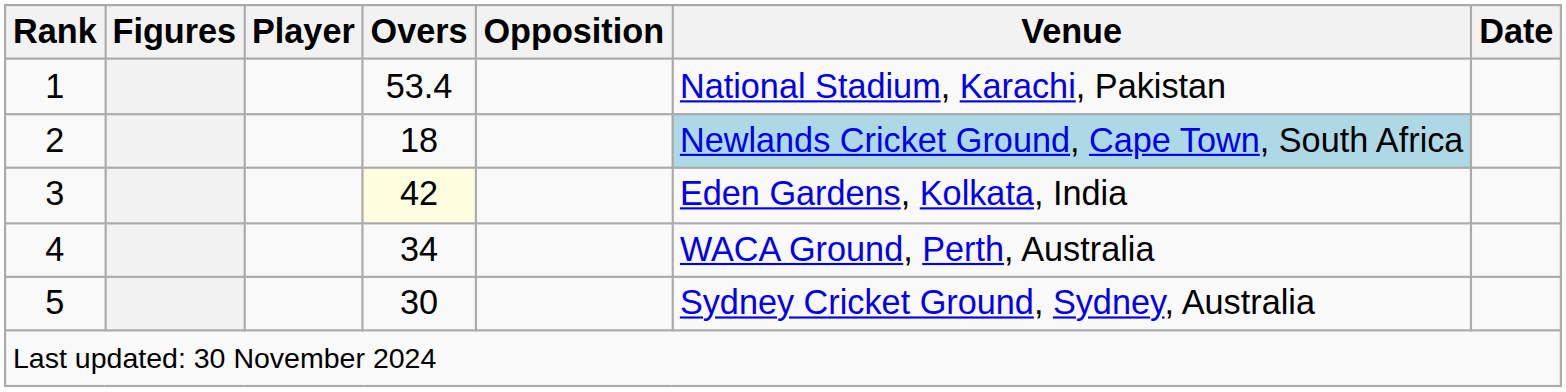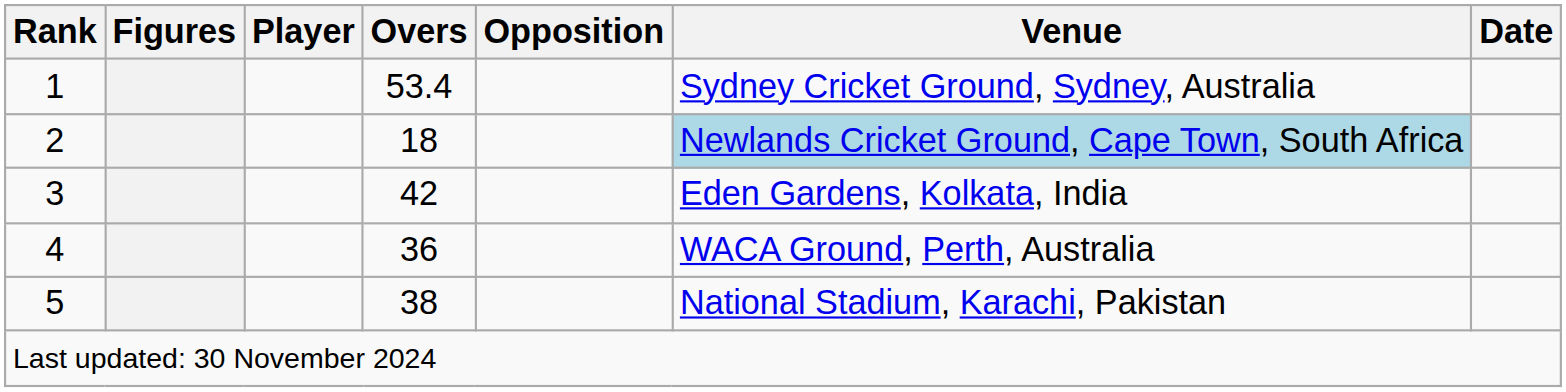(953, 85) National Stadium, Karachi, Pakistan -> (997, 85) Sydney Cricket Ground, Sydney, Australia
(419, 194) lightyellow background -> (419, 194) no background
(419, 248) 34 -> (419, 248) 36
(419, 303) 30 -> (419, 303) 38
(997, 303) Sydney Cricket Ground, Sydney, Australia -> (953, 303) National Stadium, Karachi, Pakistan
